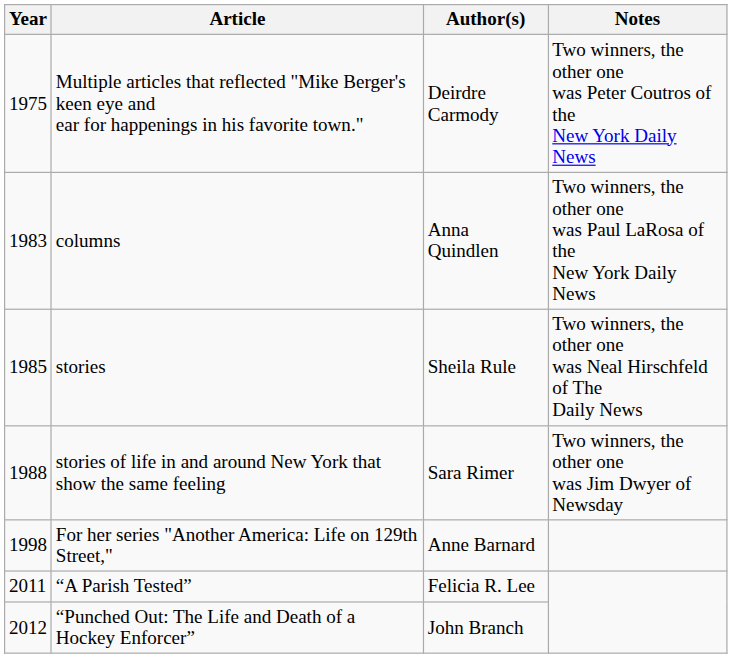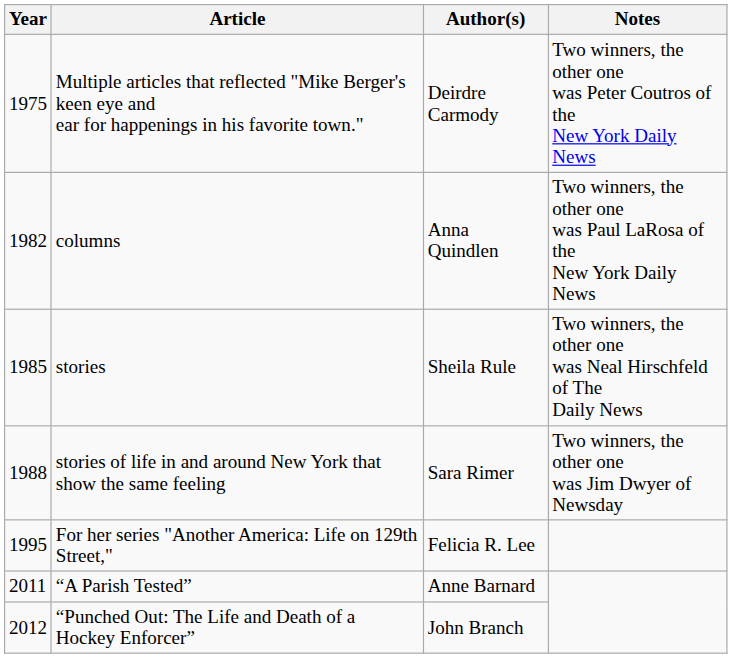(28, 240) 1983 -> (28, 240) 1982
(28, 545) 1998 -> (28, 545) 1995
(481, 545) Anne Barnard -> (481, 545) Felicia R. Lee
(481, 586) Felicia R. Lee -> (481, 586) Anne Barnard
